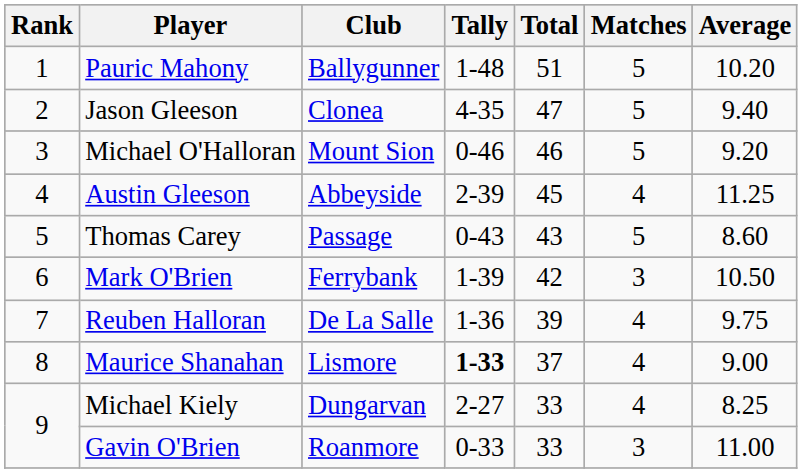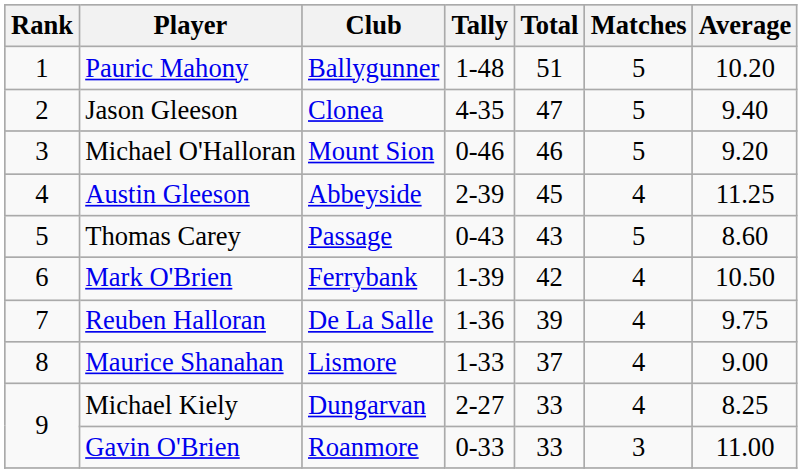(639, 278) 3 -> (639, 278) 4
(480, 362) bold -> (480, 362) normal
